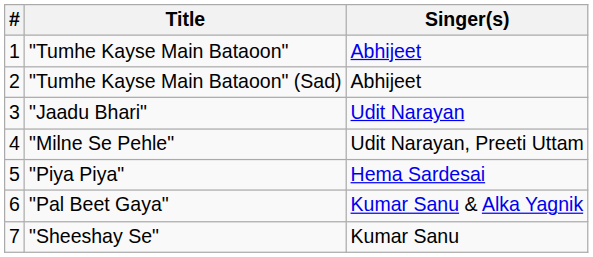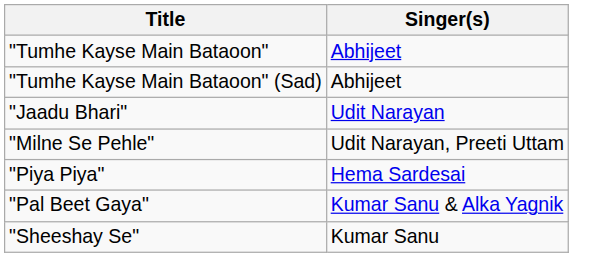- column: (15, 19)
